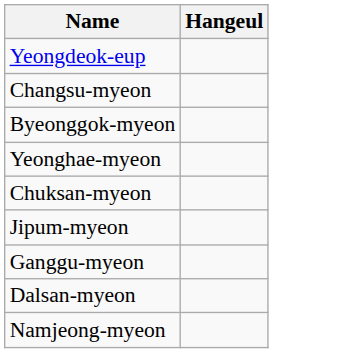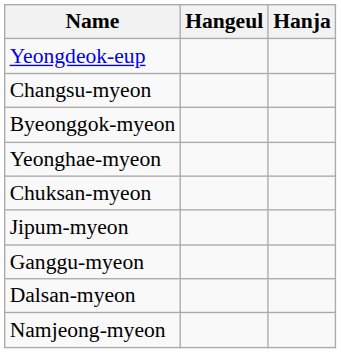+ column: (302, 21)
